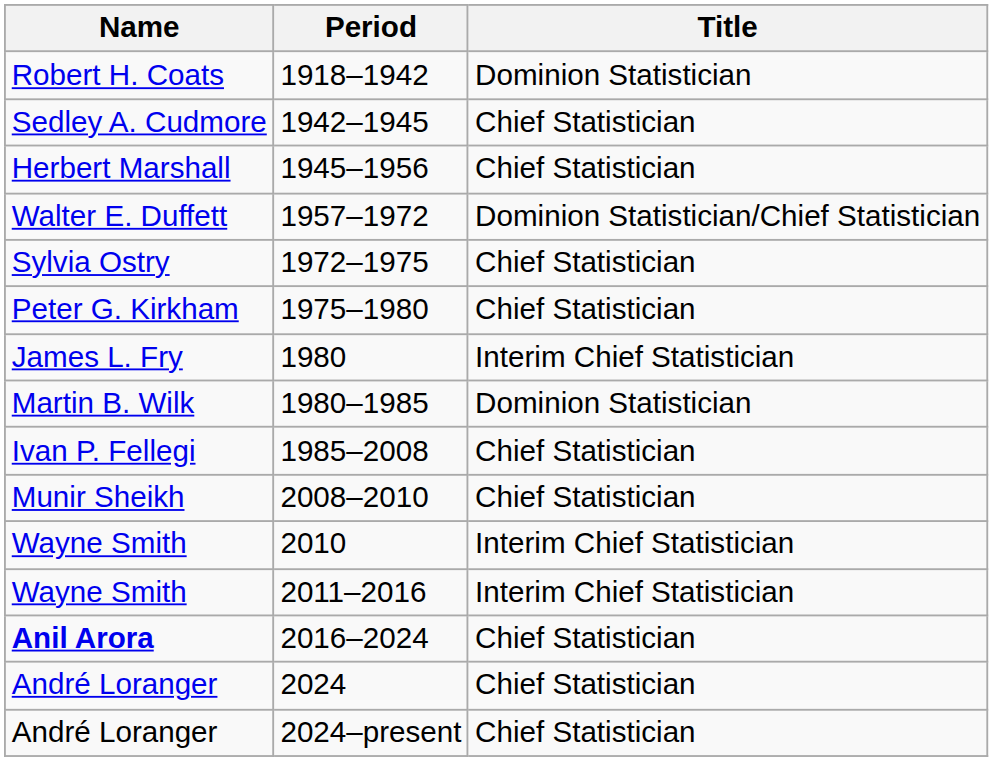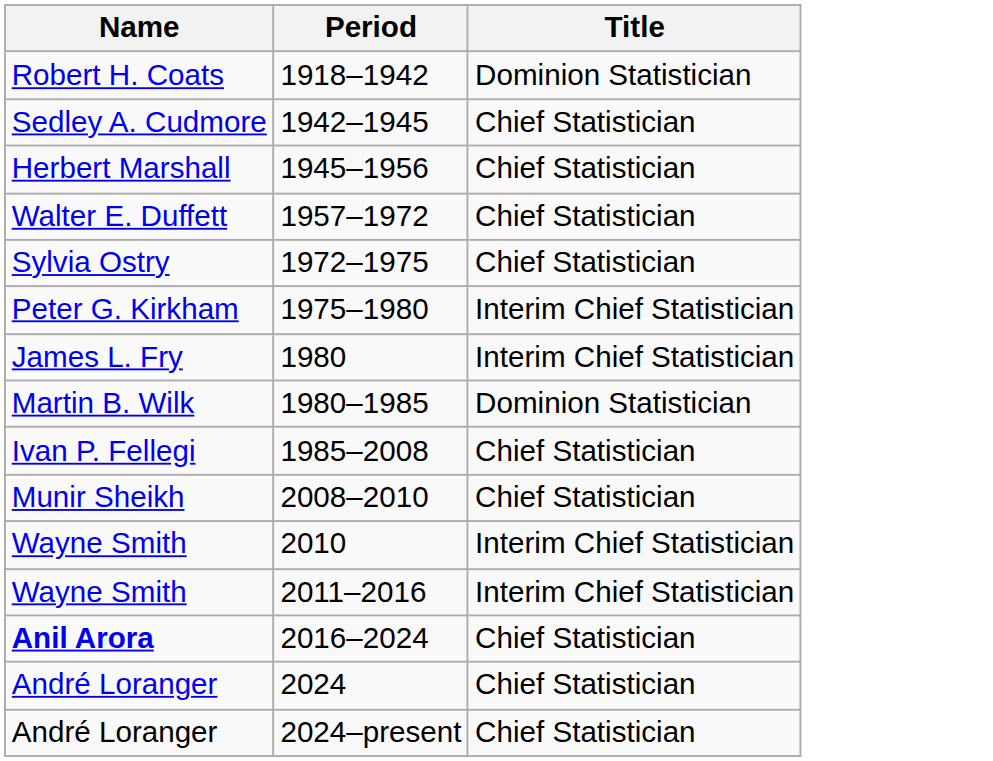(728, 215) Dominion Statistician/Chief Statistician -> (585, 215) Chief Statistician
(585, 309) Chief Statistician -> (635, 309) Interim Chief Statistician
